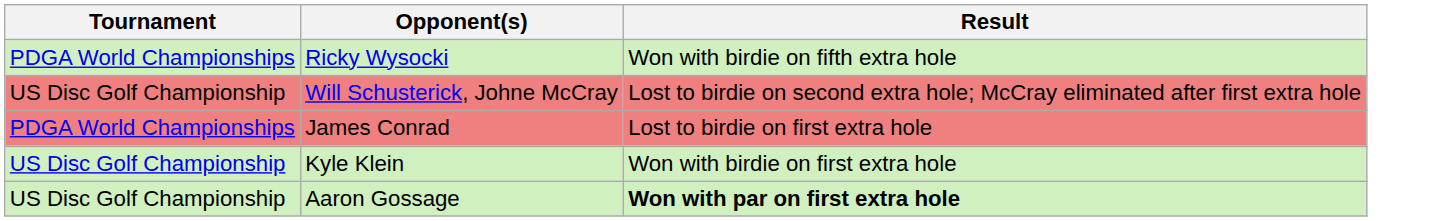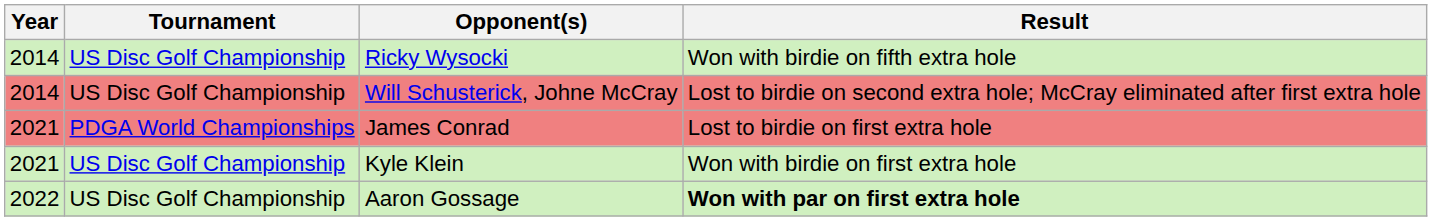+ column: (35, 22)
(152, 57) PDGA World Championships -> (207, 57) US Disc Golf Championship
